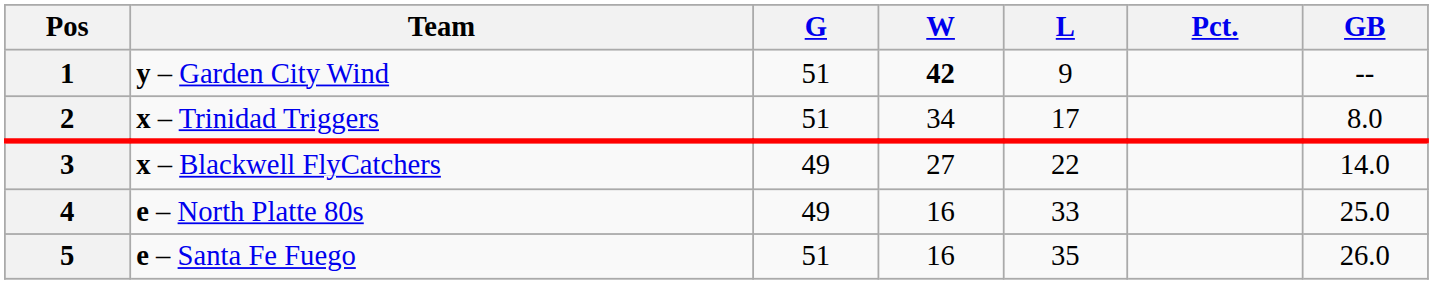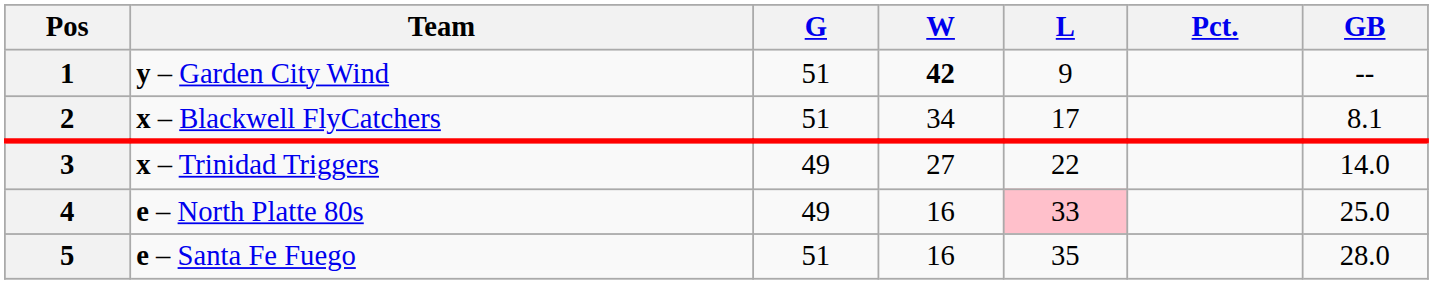(258, 118) x – Trinidad Triggers -> (289, 118) x – Blackwell FlyCatchers
(1365, 118) 8.0 -> (1365, 118) 8.1
(289, 165) x – Blackwell FlyCatchers -> (258, 165) x – Trinidad Triggers
(1065, 210) no background -> (1065, 210) pink background
(1365, 256) 26.0 -> (1365, 256) 28.0
